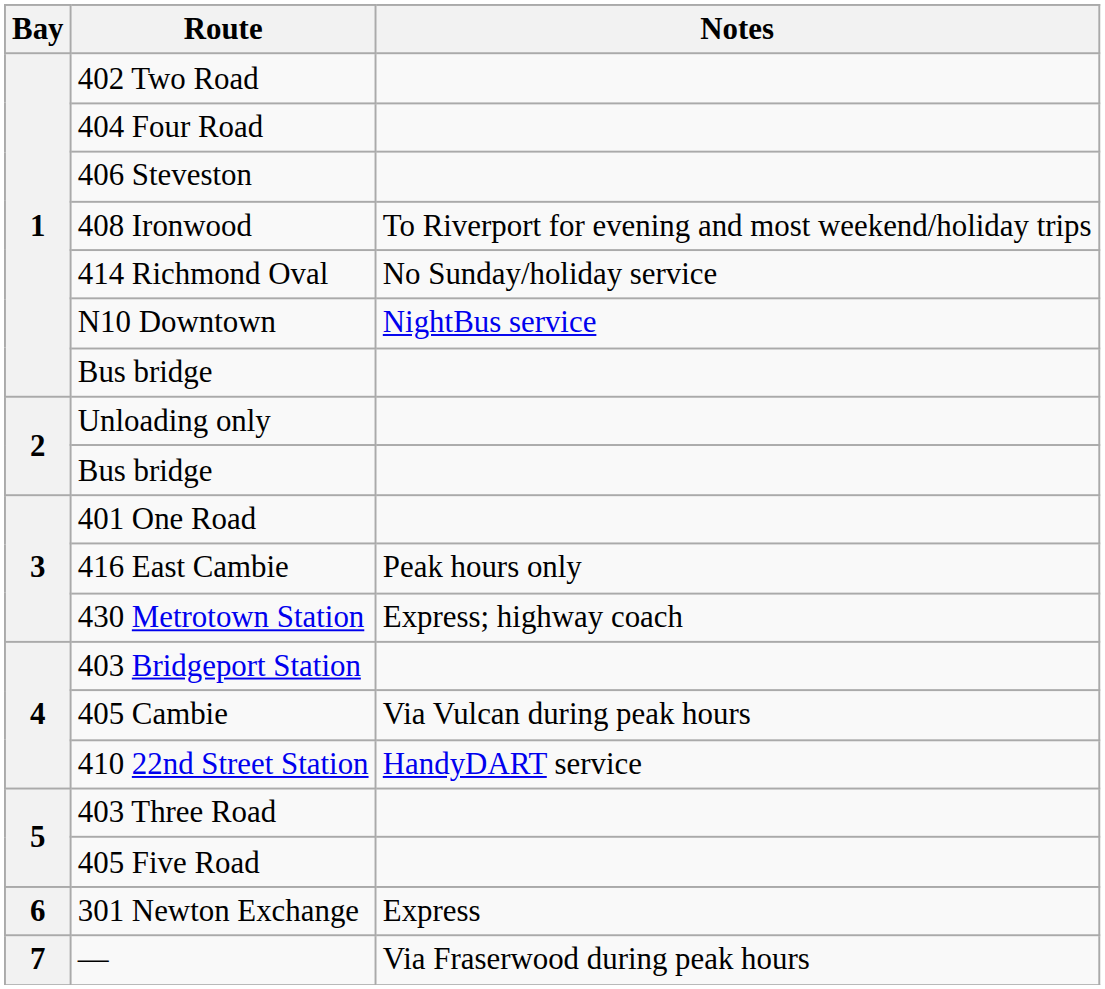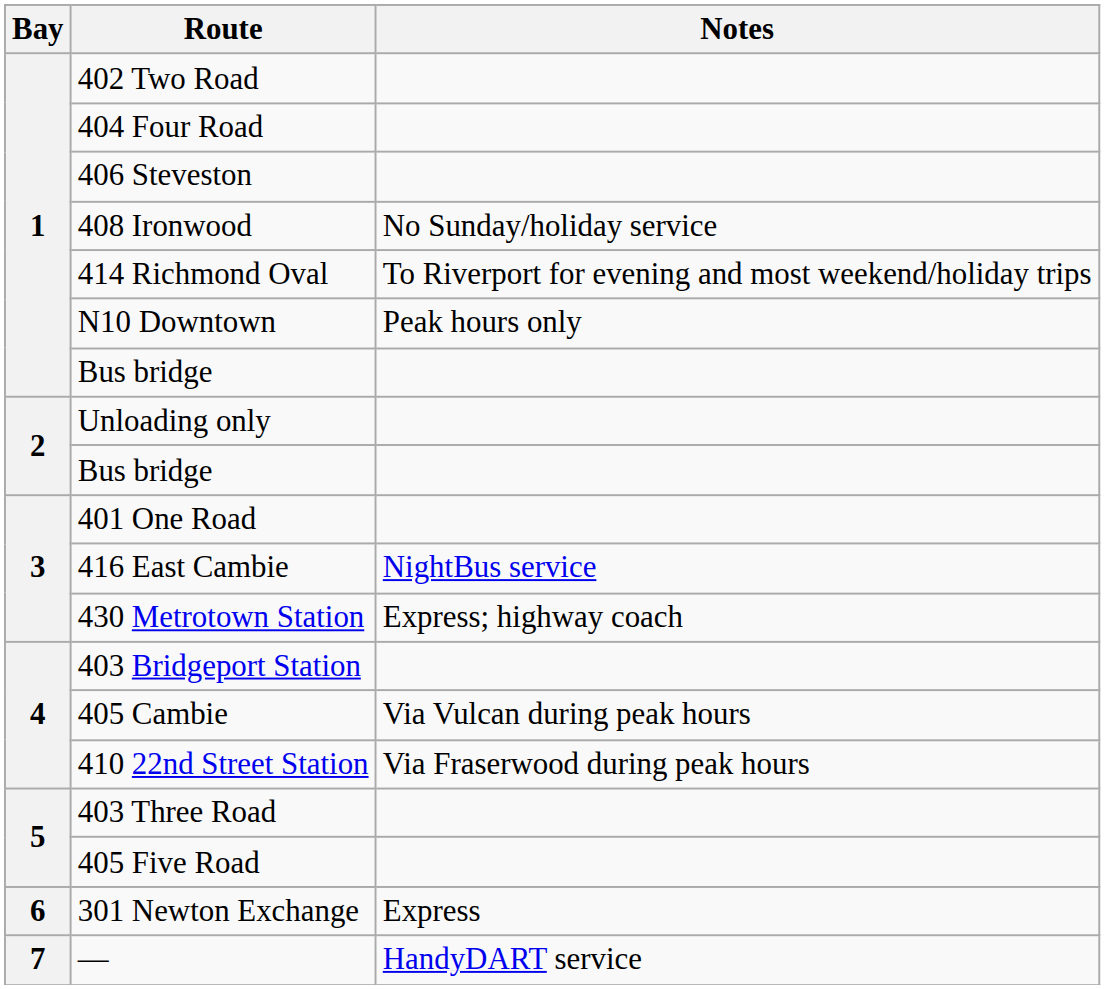(737, 224) To Riverport for evening and most weekend/holiday trips -> (550, 224) No Sunday/holiday service
(550, 273) No Sunday/holiday service -> (737, 273) To Riverport for evening and most weekend/holiday trips
(490, 322) NightBus service -> (482, 322) Peak hours only
(482, 567) Peak hours only -> (490, 567) NightBus service
(512, 763) HandyDART service -> (596, 763) Via Fraserwood during peak hours
(596, 959) Via Fraserwood during peak hours -> (512, 959) HandyDART service
